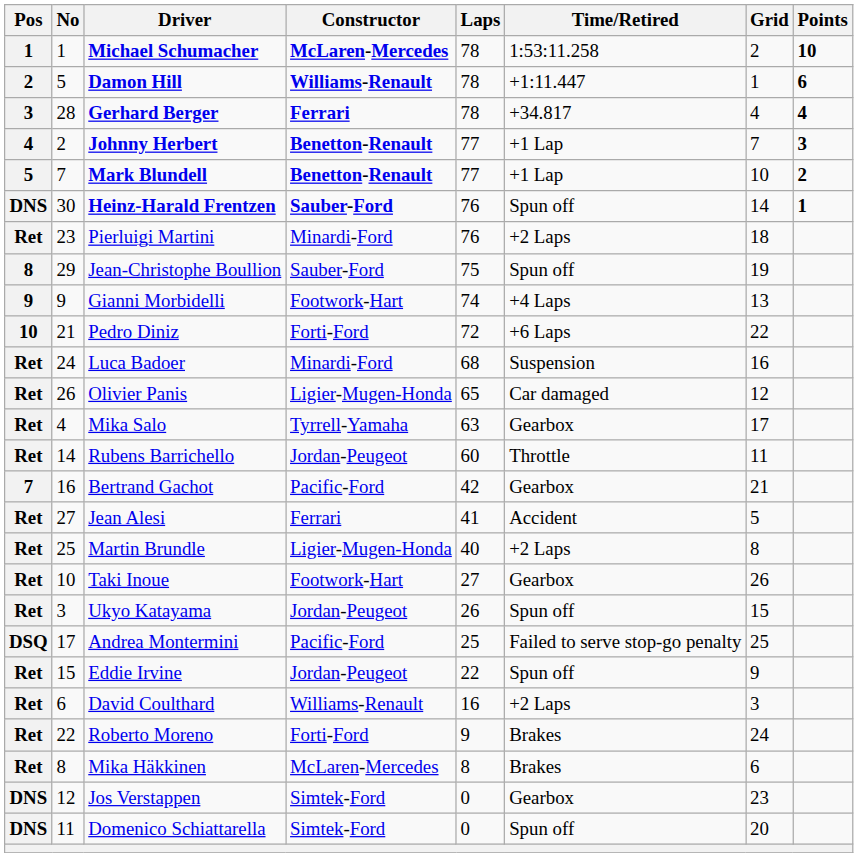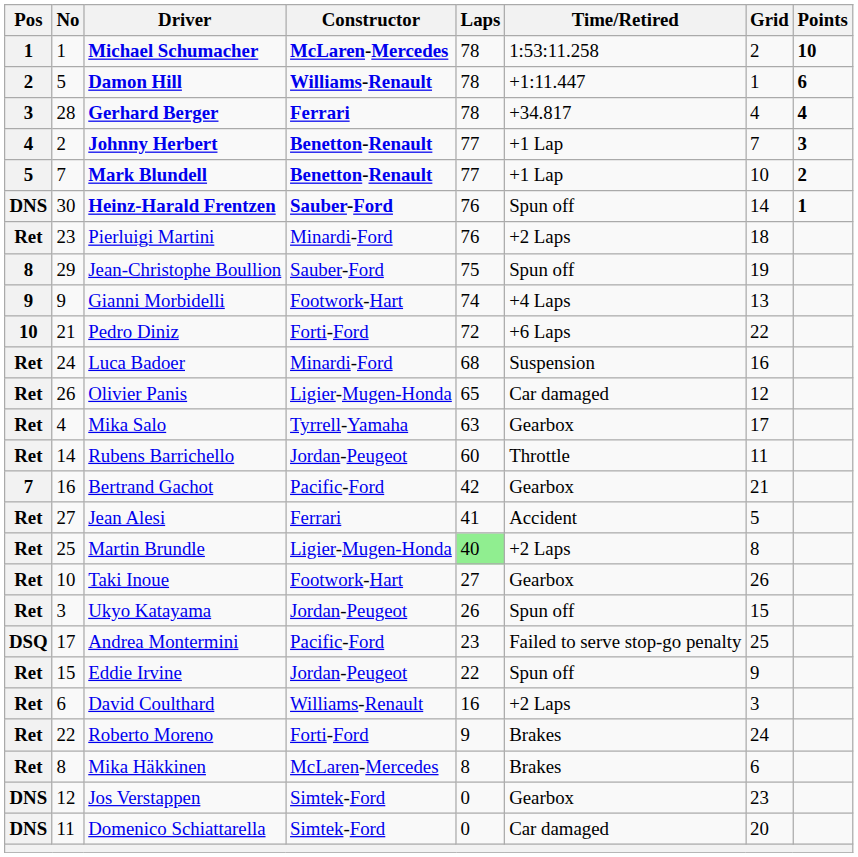(470, 548) no background -> (470, 548) lightgreen background
(470, 641) 25 -> (470, 641) 23
(542, 828) Spun off -> (559, 828) Car damaged
